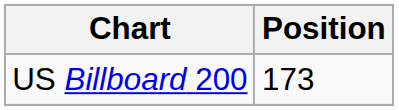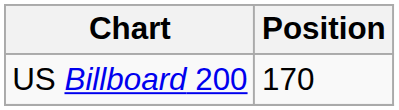(288, 79) 173 -> (288, 79) 170
